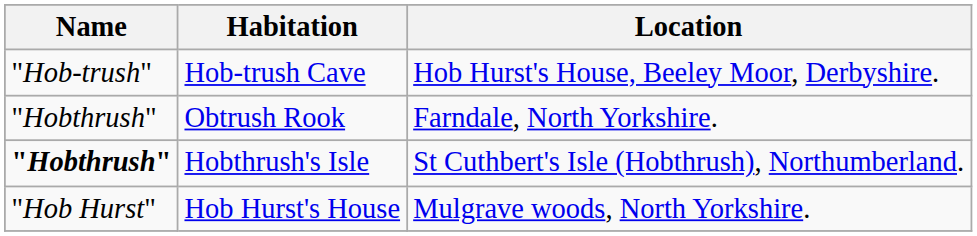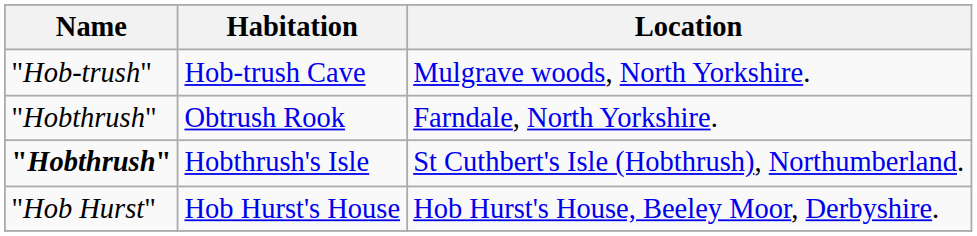(676, 72) Hob Hurst's House, Beeley Moor, Derbyshire. -> (612, 72) Mulgrave woods, North Yorkshire.
(612, 207) Mulgrave woods, North Yorkshire. -> (676, 207) Hob Hurst's House, Beeley Moor, Derbyshire.
